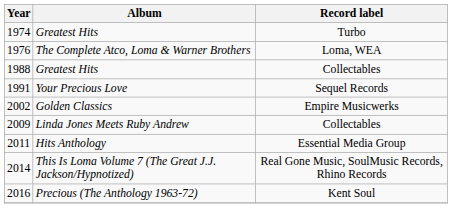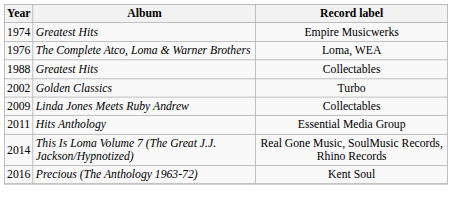(352, 32) Turbo -> (352, 32) Empire Musicwerks
- row: (19, 87)
(352, 106) Empire Musicwerks -> (352, 87) Turbo
